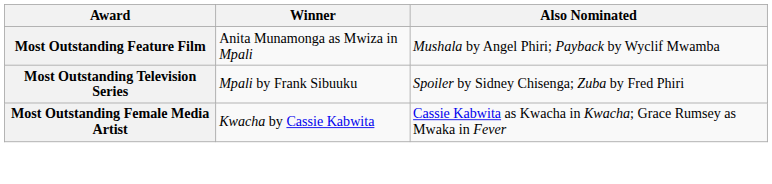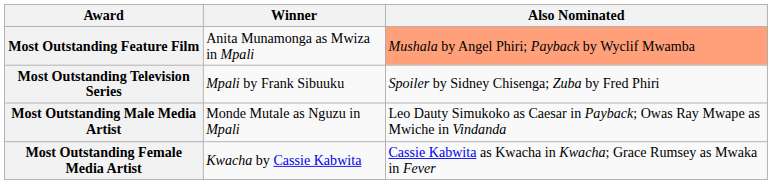(566, 45) no background -> (542, 45) lightsalmon background
+ row: (104, 122)
